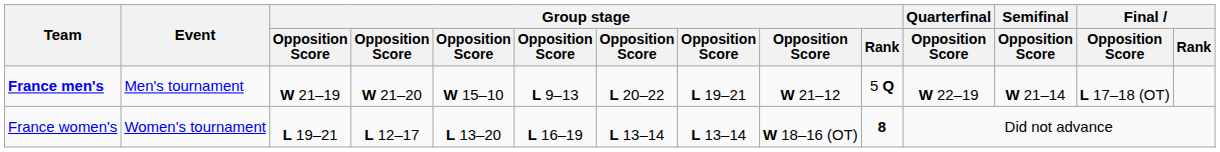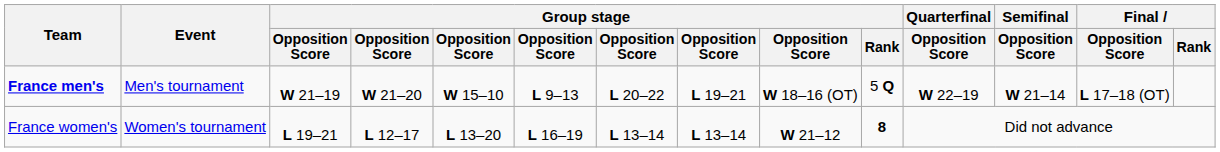(810, 95) W 21–12 -> (810, 95) W 18–16 (OT)
(810, 135) W 18–16 (OT) -> (810, 135) W 21–12
